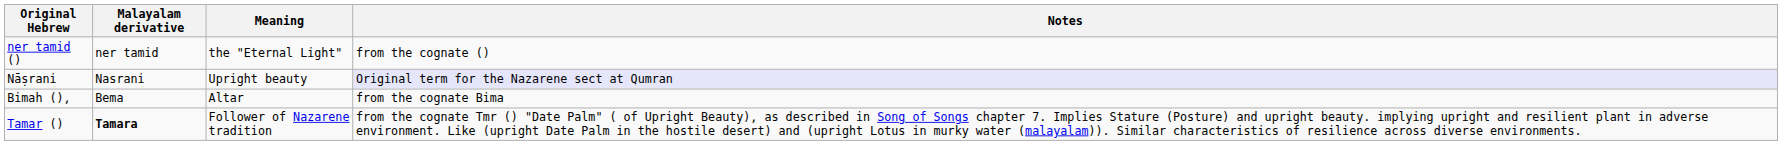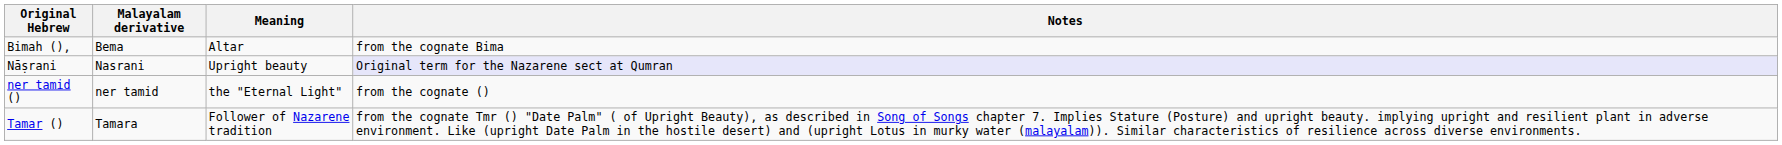rows swapped: (39, 53) <-> (39, 98)
(116, 124) bold -> (116, 124) normal
